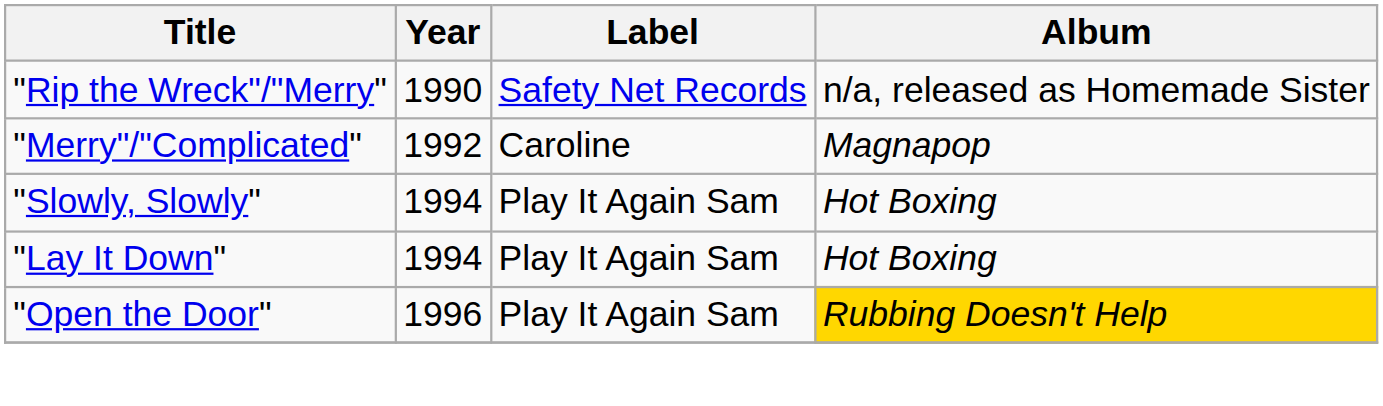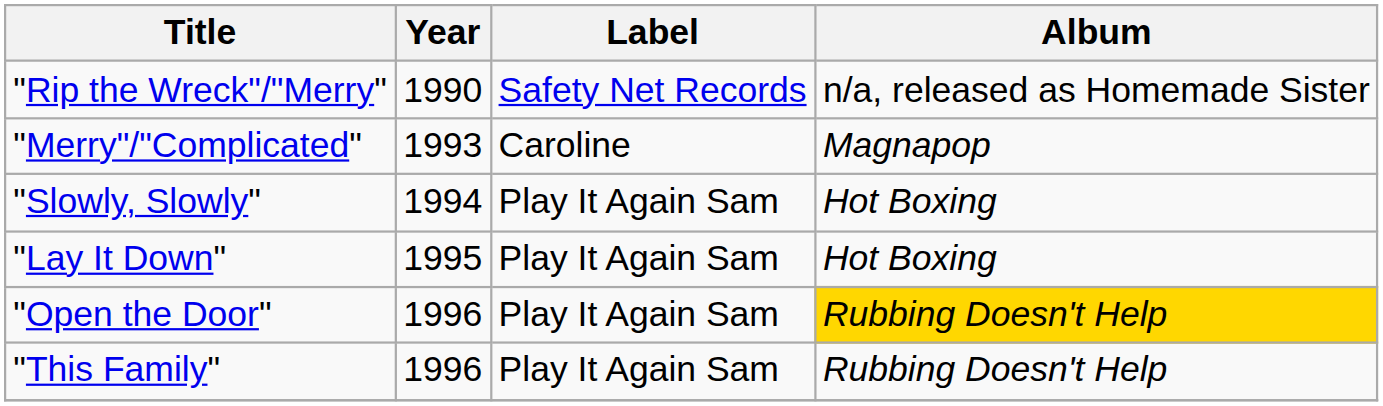(443, 145) 1992 -> (443, 145) 1993
(443, 257) 1994 -> (443, 257) 1995
+ row: (117, 370)
